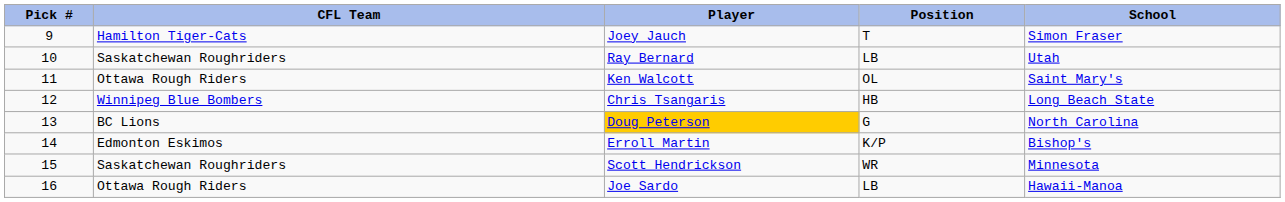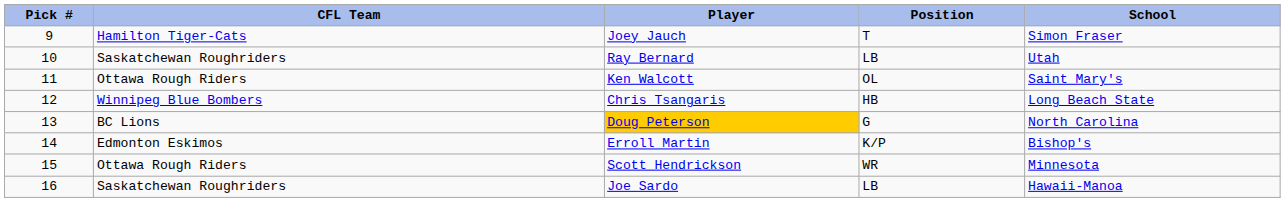(191, 165) Saskatchewan Roughriders -> (172, 165) Ottawa Rough Riders
(172, 186) Ottawa Rough Riders -> (191, 186) Saskatchewan Roughriders
